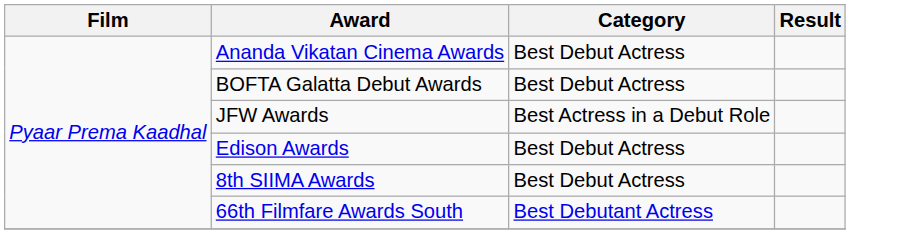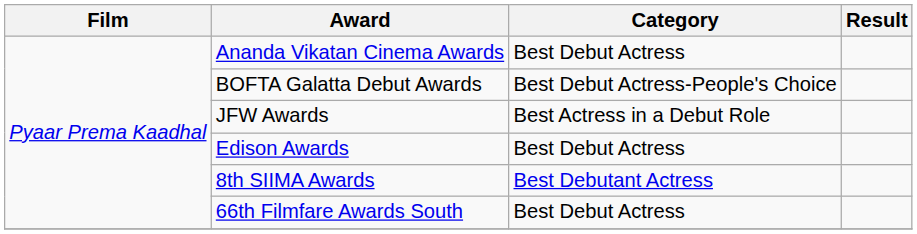(599, 84) Best Debut Actress -> (675, 84) Best Debut Actress-People's Choice
(599, 180) Best Debut Actress -> (613, 180) Best Debutant Actress
(613, 212) Best Debutant Actress -> (599, 212) Best Debut Actress
